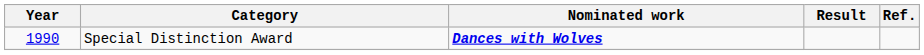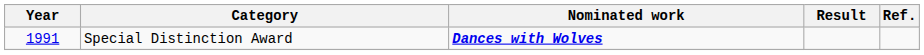(43, 39) 1990 -> (43, 39) 1991
